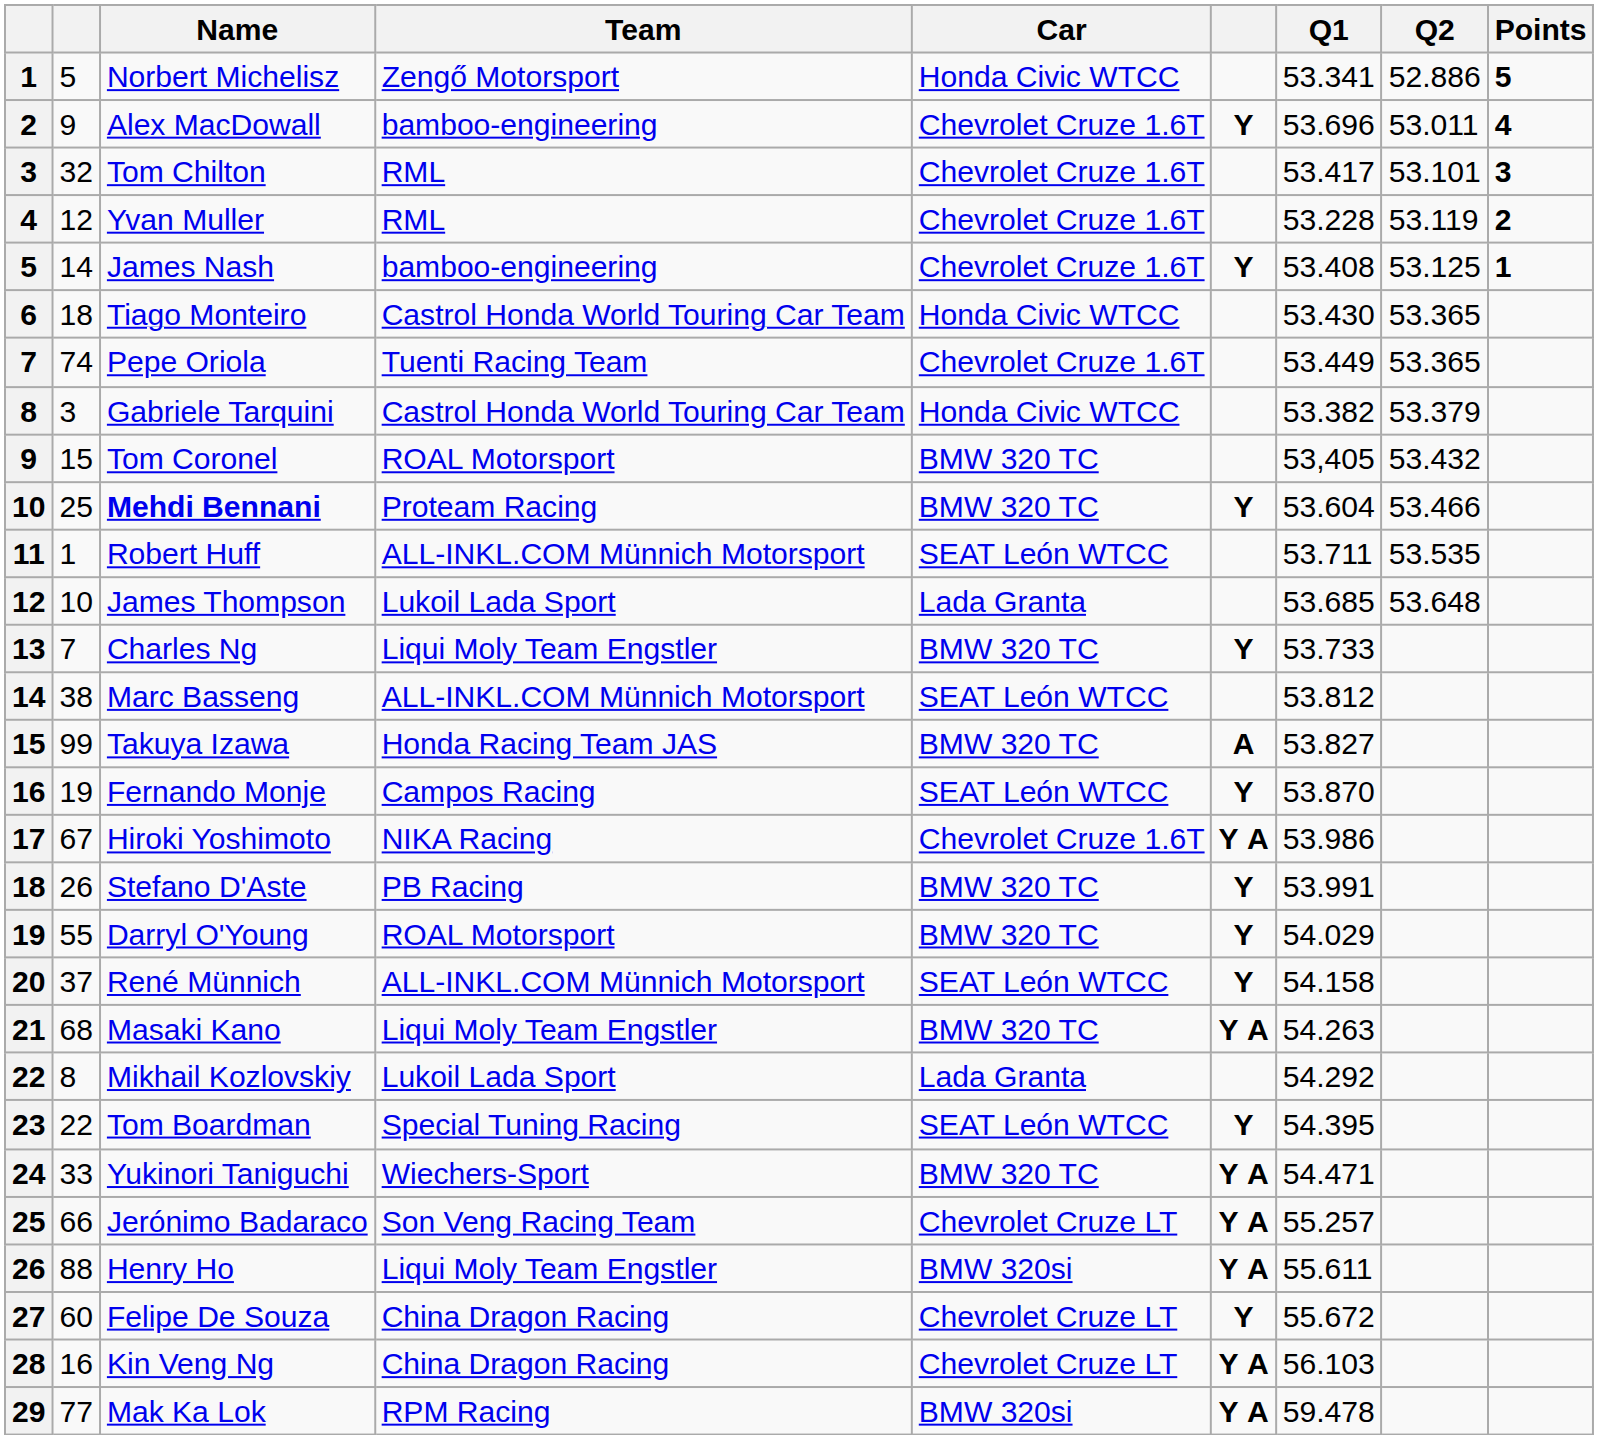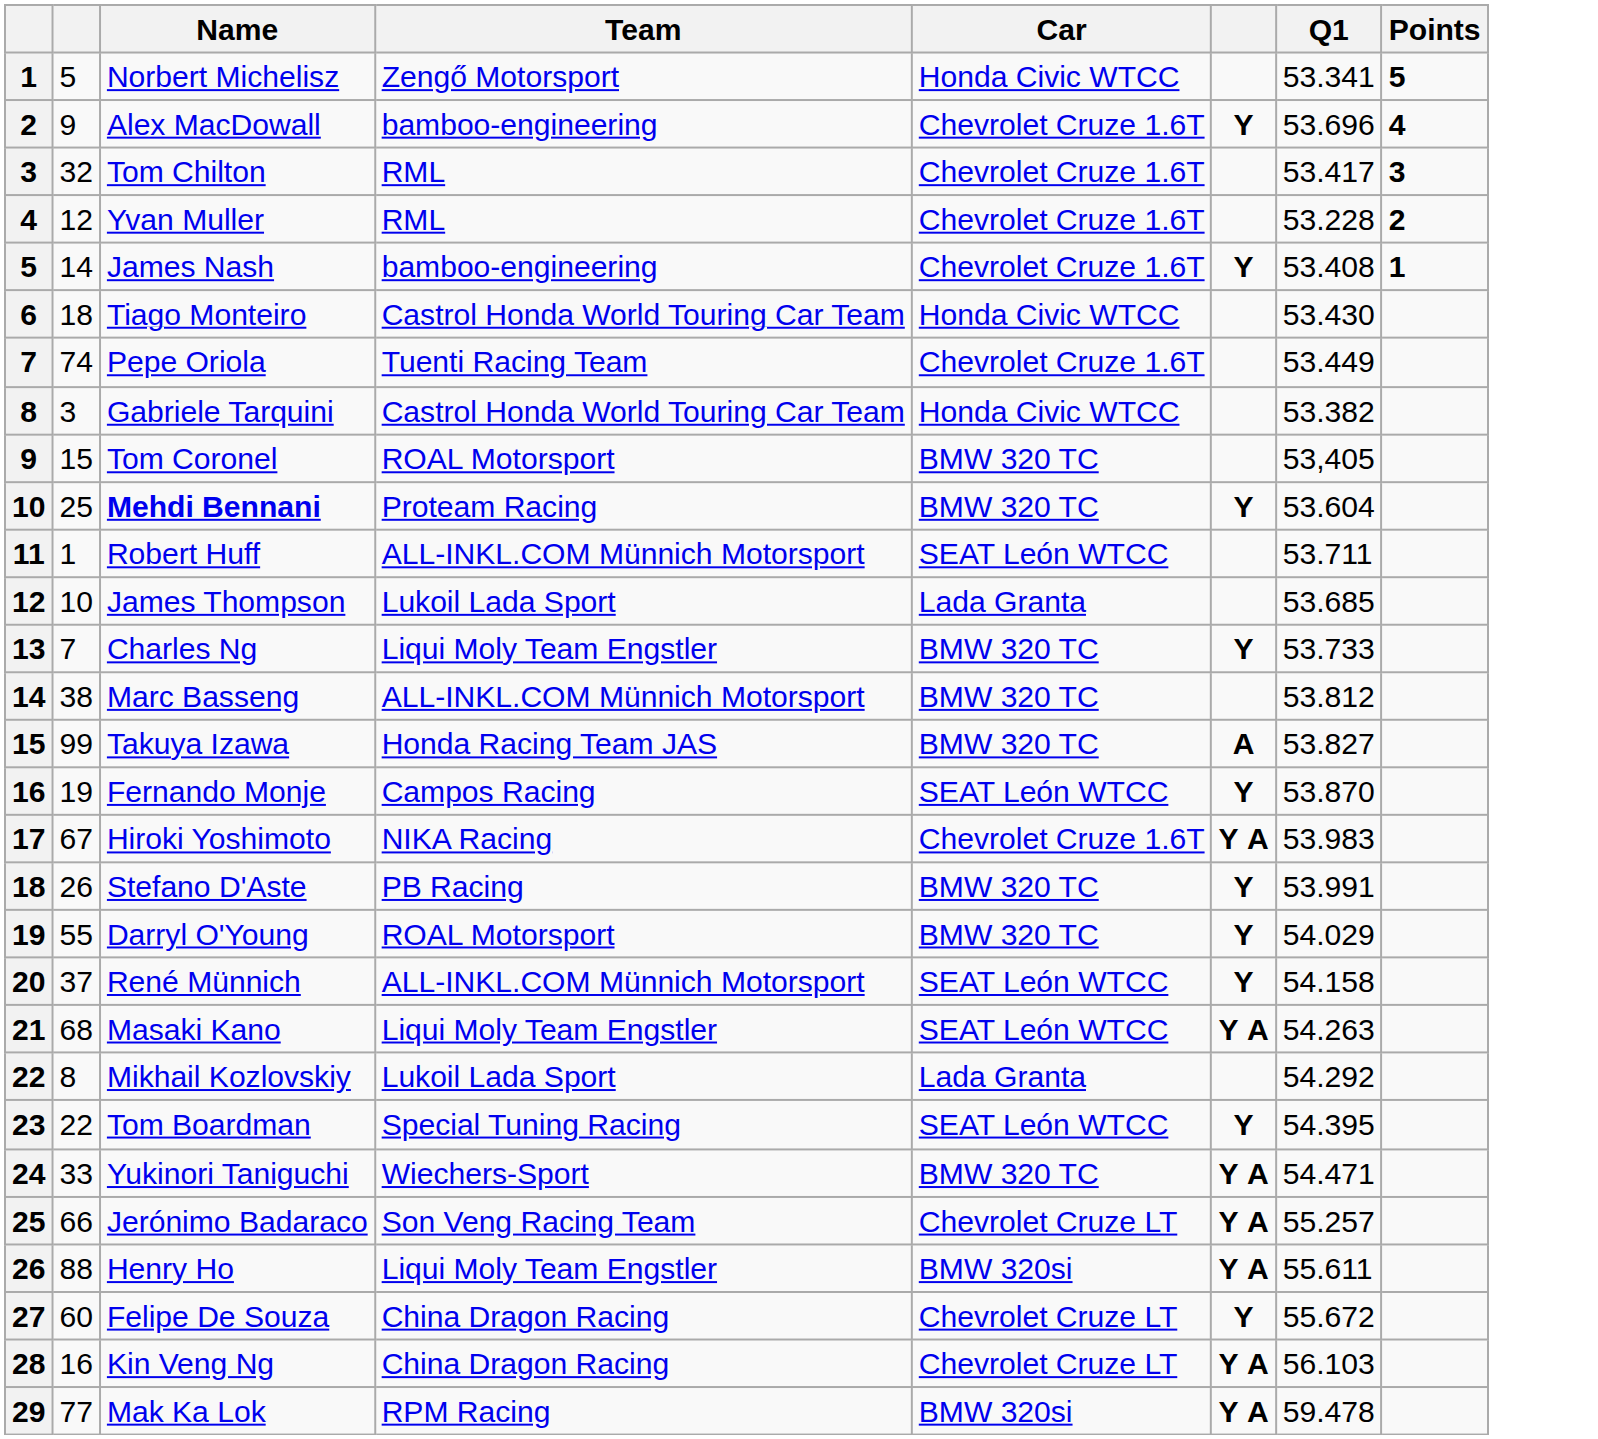- column: (1435, 29)
(1044, 696) SEAT León WTCC -> (1009, 696) BMW 320 TC
(1329, 839) 53.986 -> (1329, 839) 53.983
(1009, 1030) BMW 320 TC -> (1044, 1030) SEAT León WTCC
